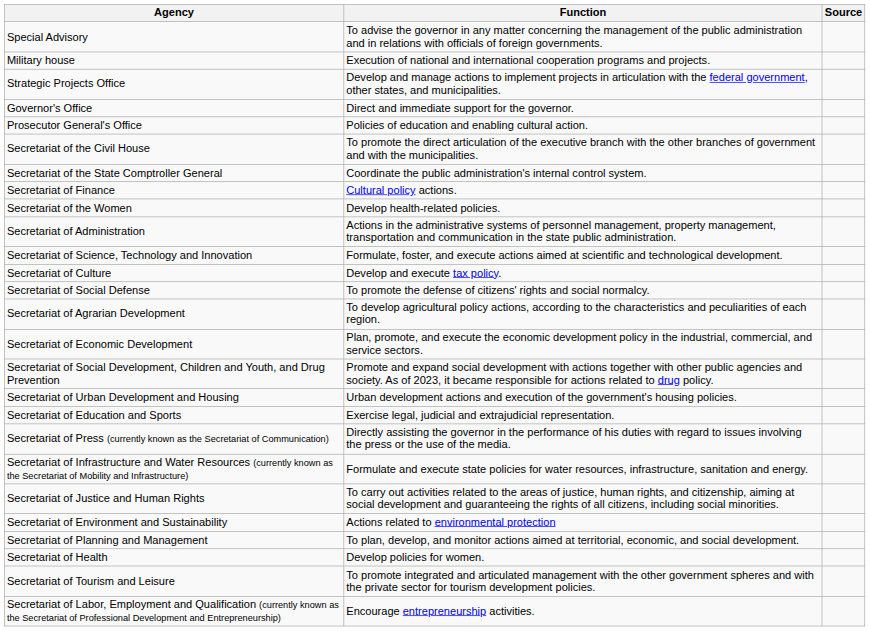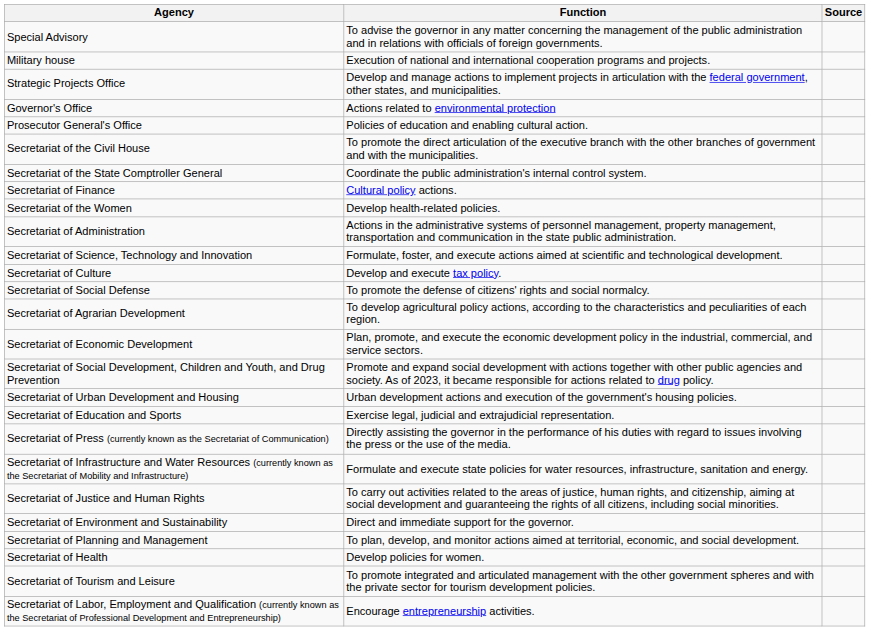(460, 108) Direct and immediate support for the governor. -> (451, 108) Actions related to environmental protection
(451, 522) Actions related to environmental protection -> (460, 522) Direct and immediate support for the governor.
